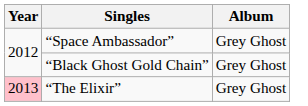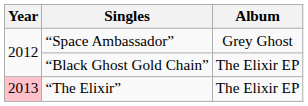(251, 64) Grey Ghost -> (258, 64) The Elixir EP
(251, 88) Grey Ghost -> (258, 88) The Elixir EP
